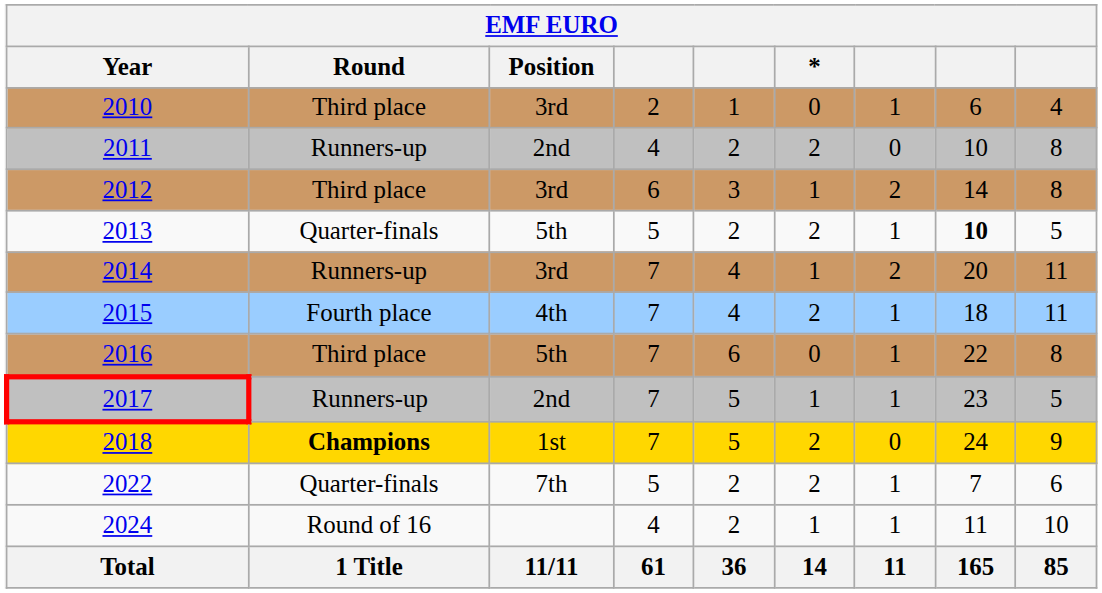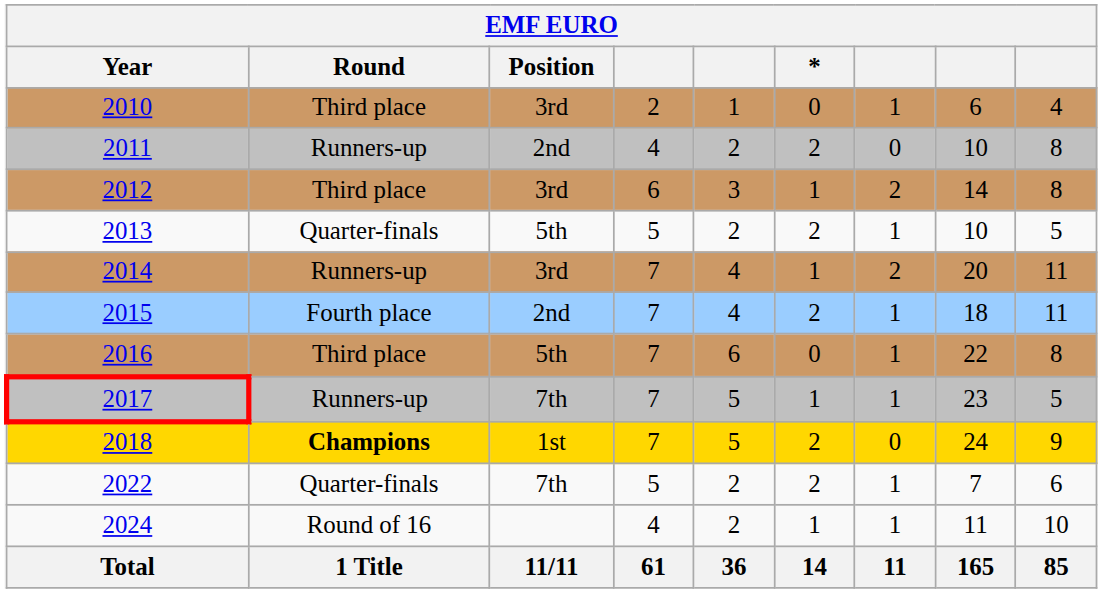(976, 230) bold -> (976, 230) normal
(551, 313) 4th -> (551, 313) 2nd
(551, 398) 2nd -> (551, 398) 7th
